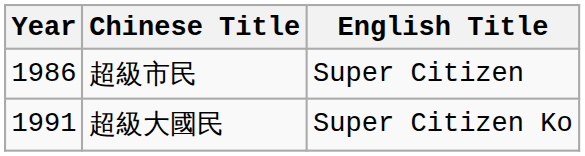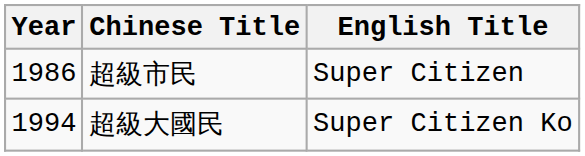(44, 125) 1991 -> (44, 125) 1994
